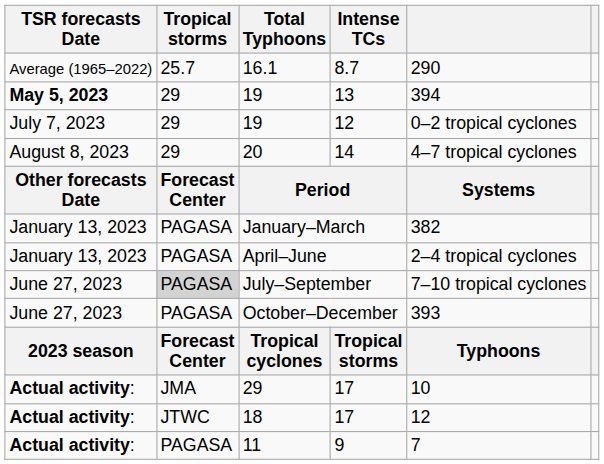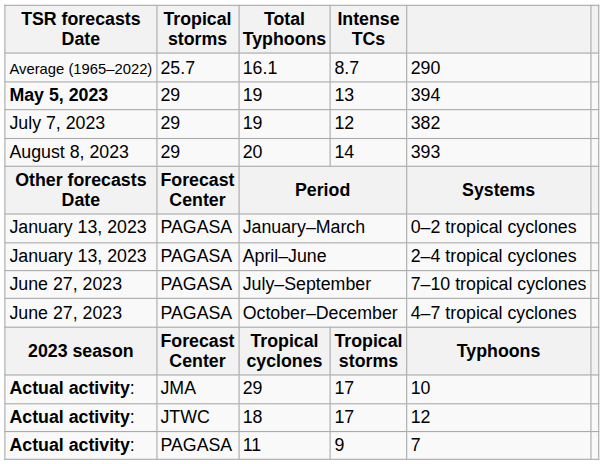(494, 123) 0–2 tropical cyclones -> (426, 123) 382
(494, 151) 4–7 tropical cyclones -> (426, 151) 393
(426, 228) 382 -> (494, 228) 0–2 tropical cyclones
(196, 284) lightgrey background -> (196, 284) no background
(426, 312) 393 -> (494, 312) 4–7 tropical cyclones
